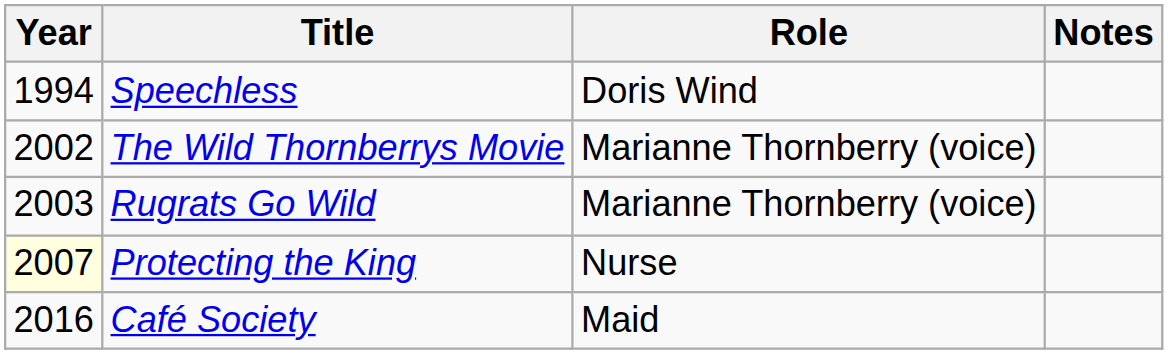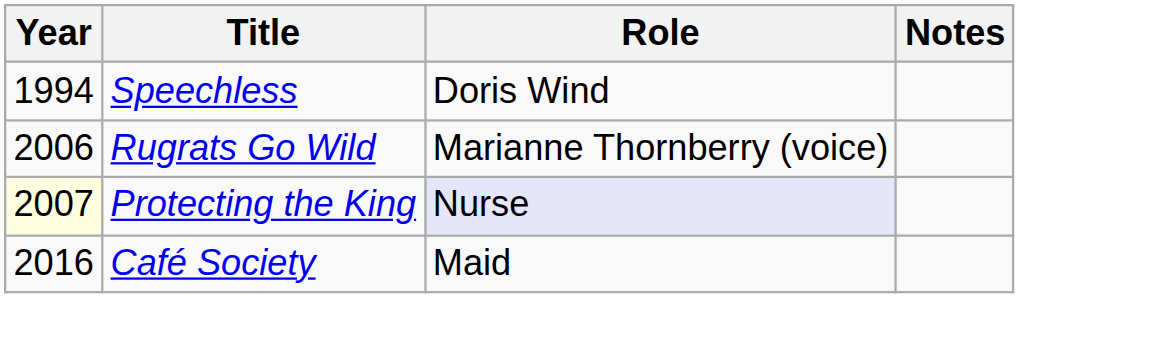- row: (337, 147)
(54, 205) 2003 -> (54, 147) 2006
(629, 262) no background -> (481, 205) lavender background
